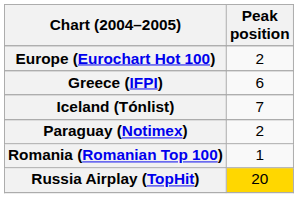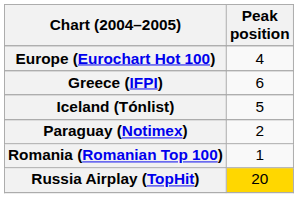(260, 58) 2 -> (260, 58) 4
(260, 107) 7 -> (260, 107) 5
